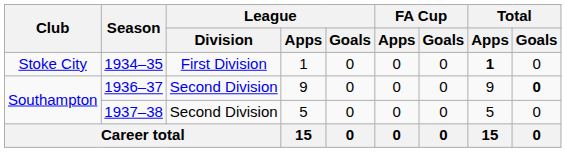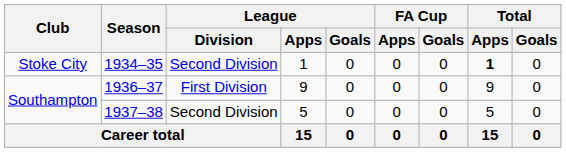(224, 64) First Division -> (224, 64) Second Division
(224, 87) Second Division -> (224, 87) First Division
(537, 87) bold -> (537, 87) normal
